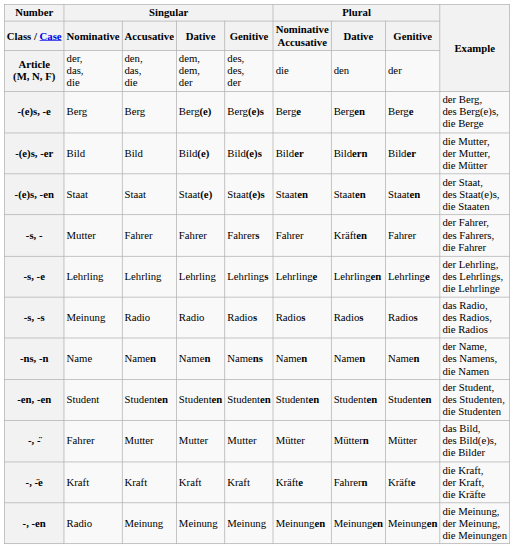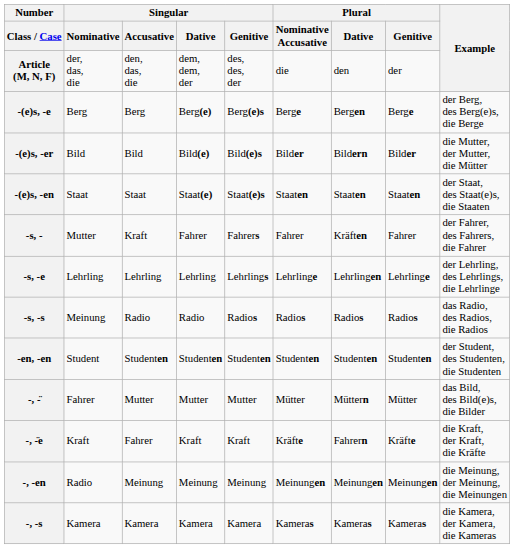(138, 235) Fahrer -> (136, 235) Kraft
- row: (34, 358)
(136, 482) Kraft -> (138, 441) Fahrer
+ row: (34, 523)
